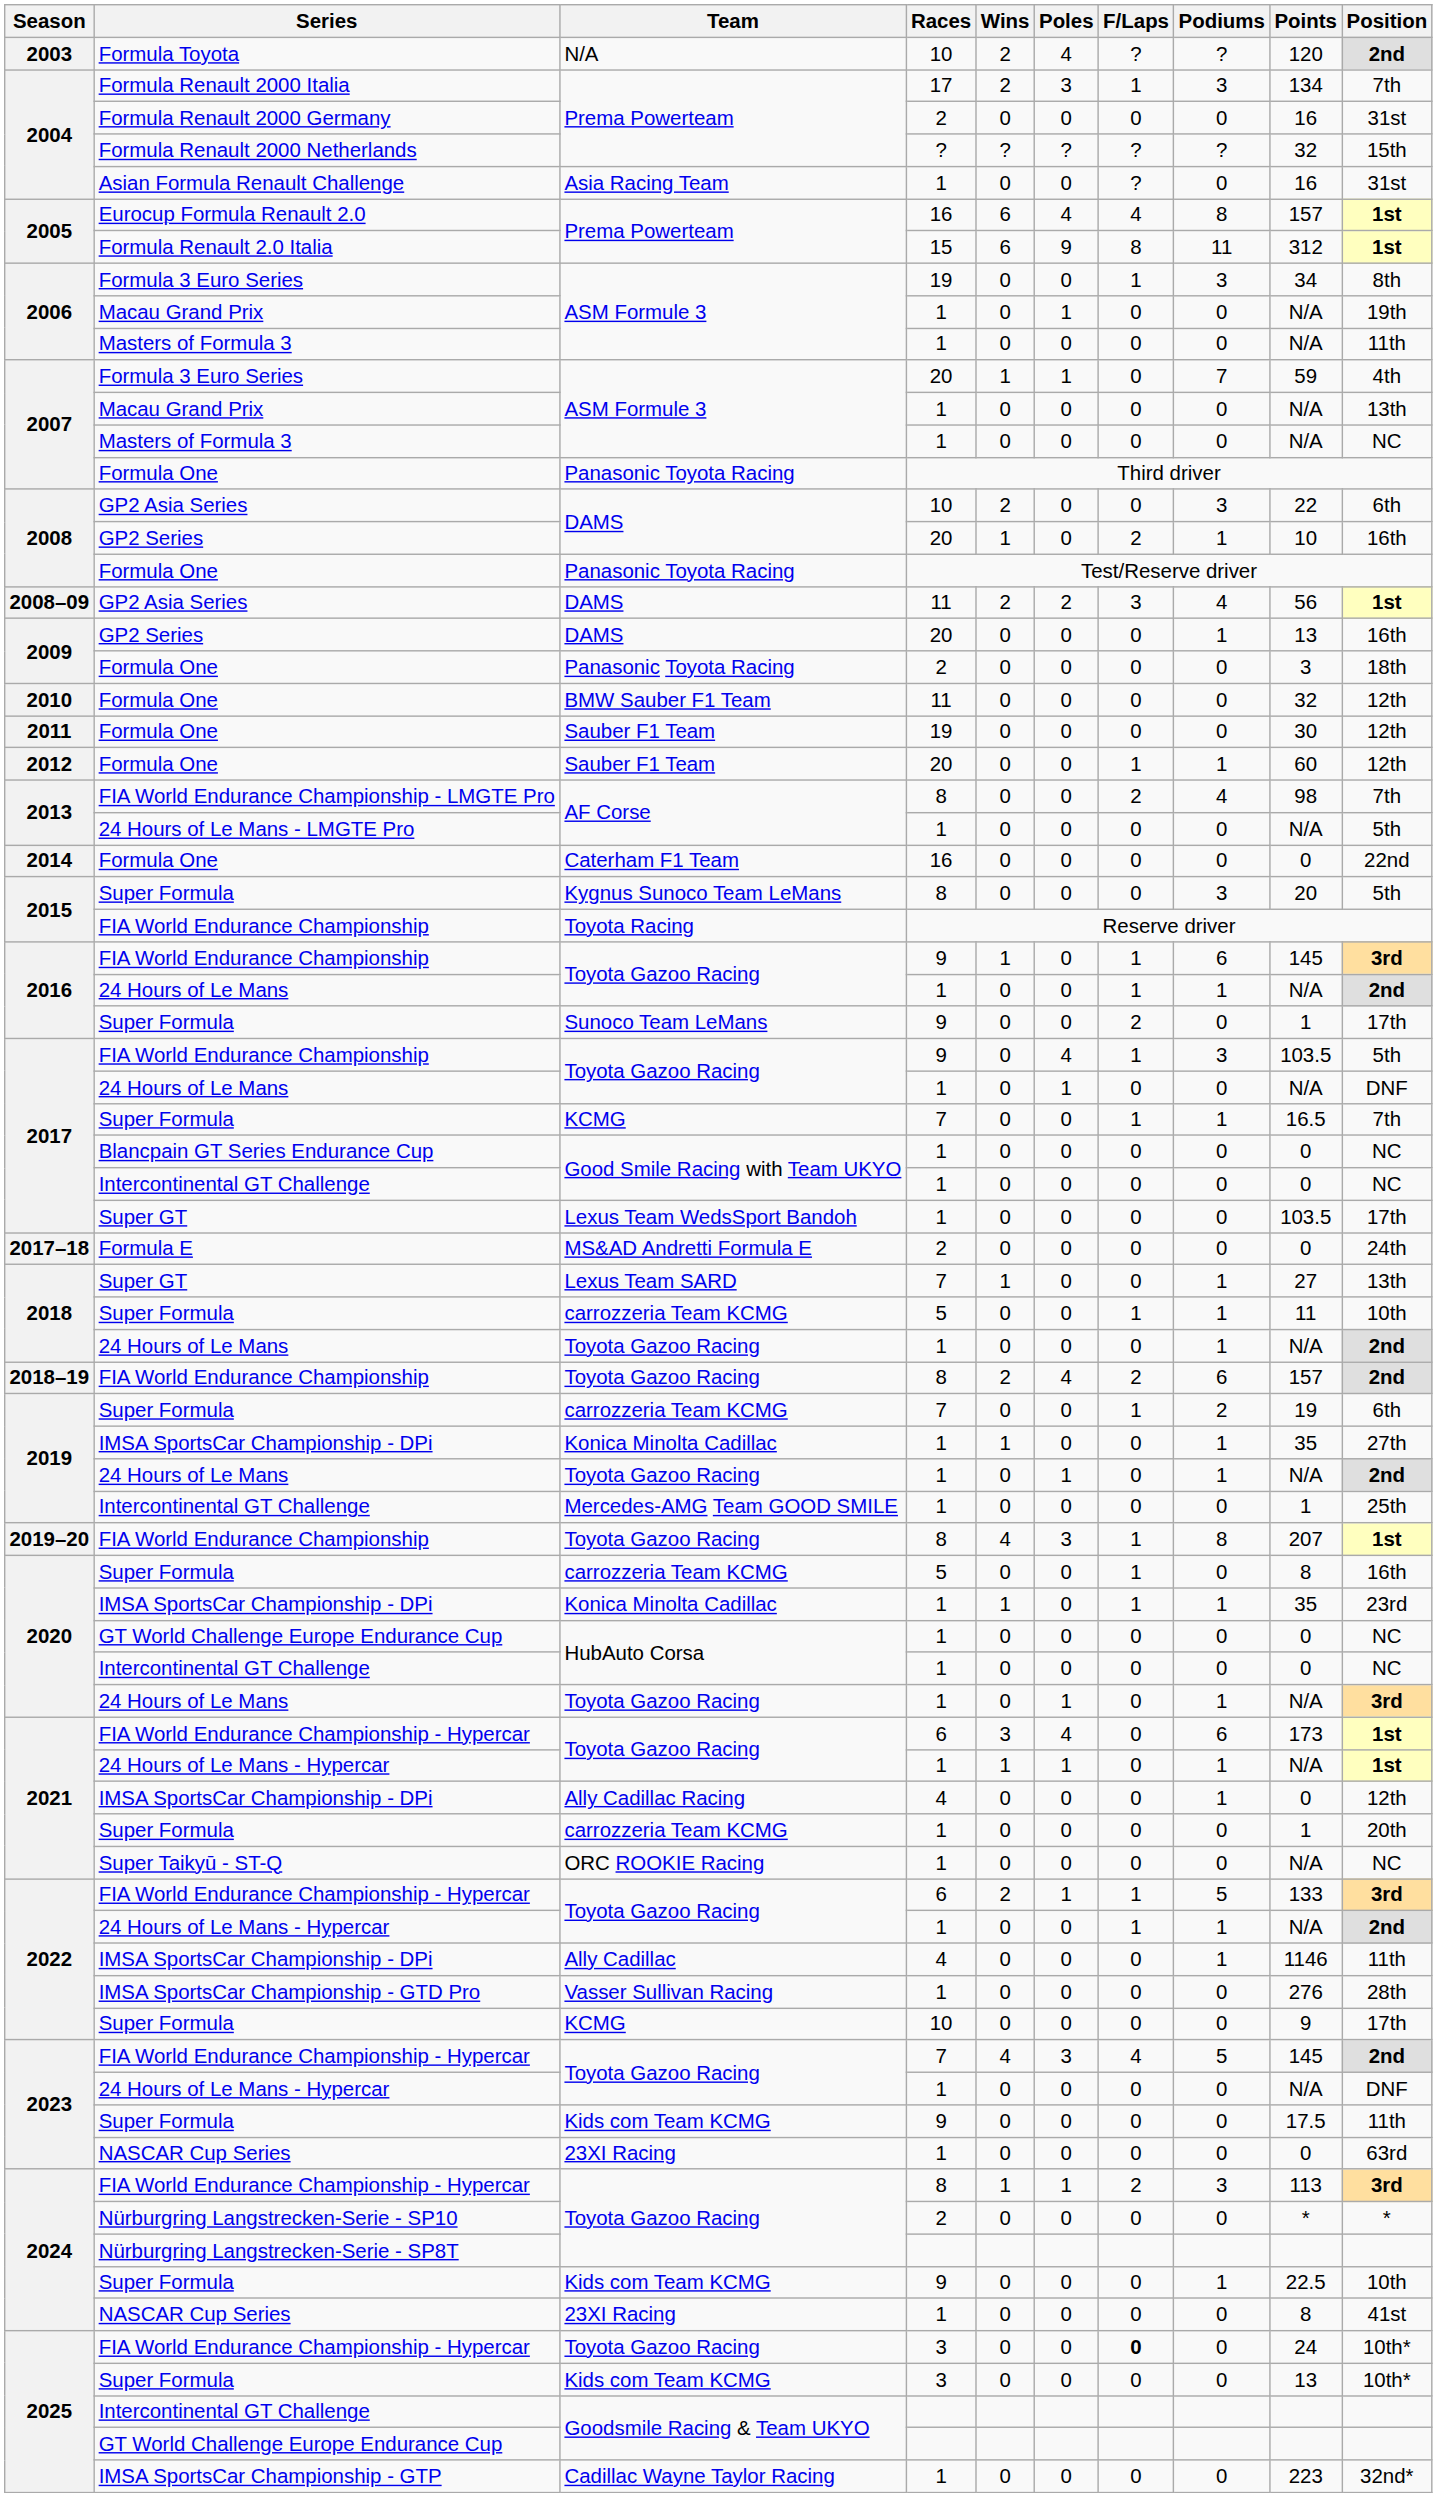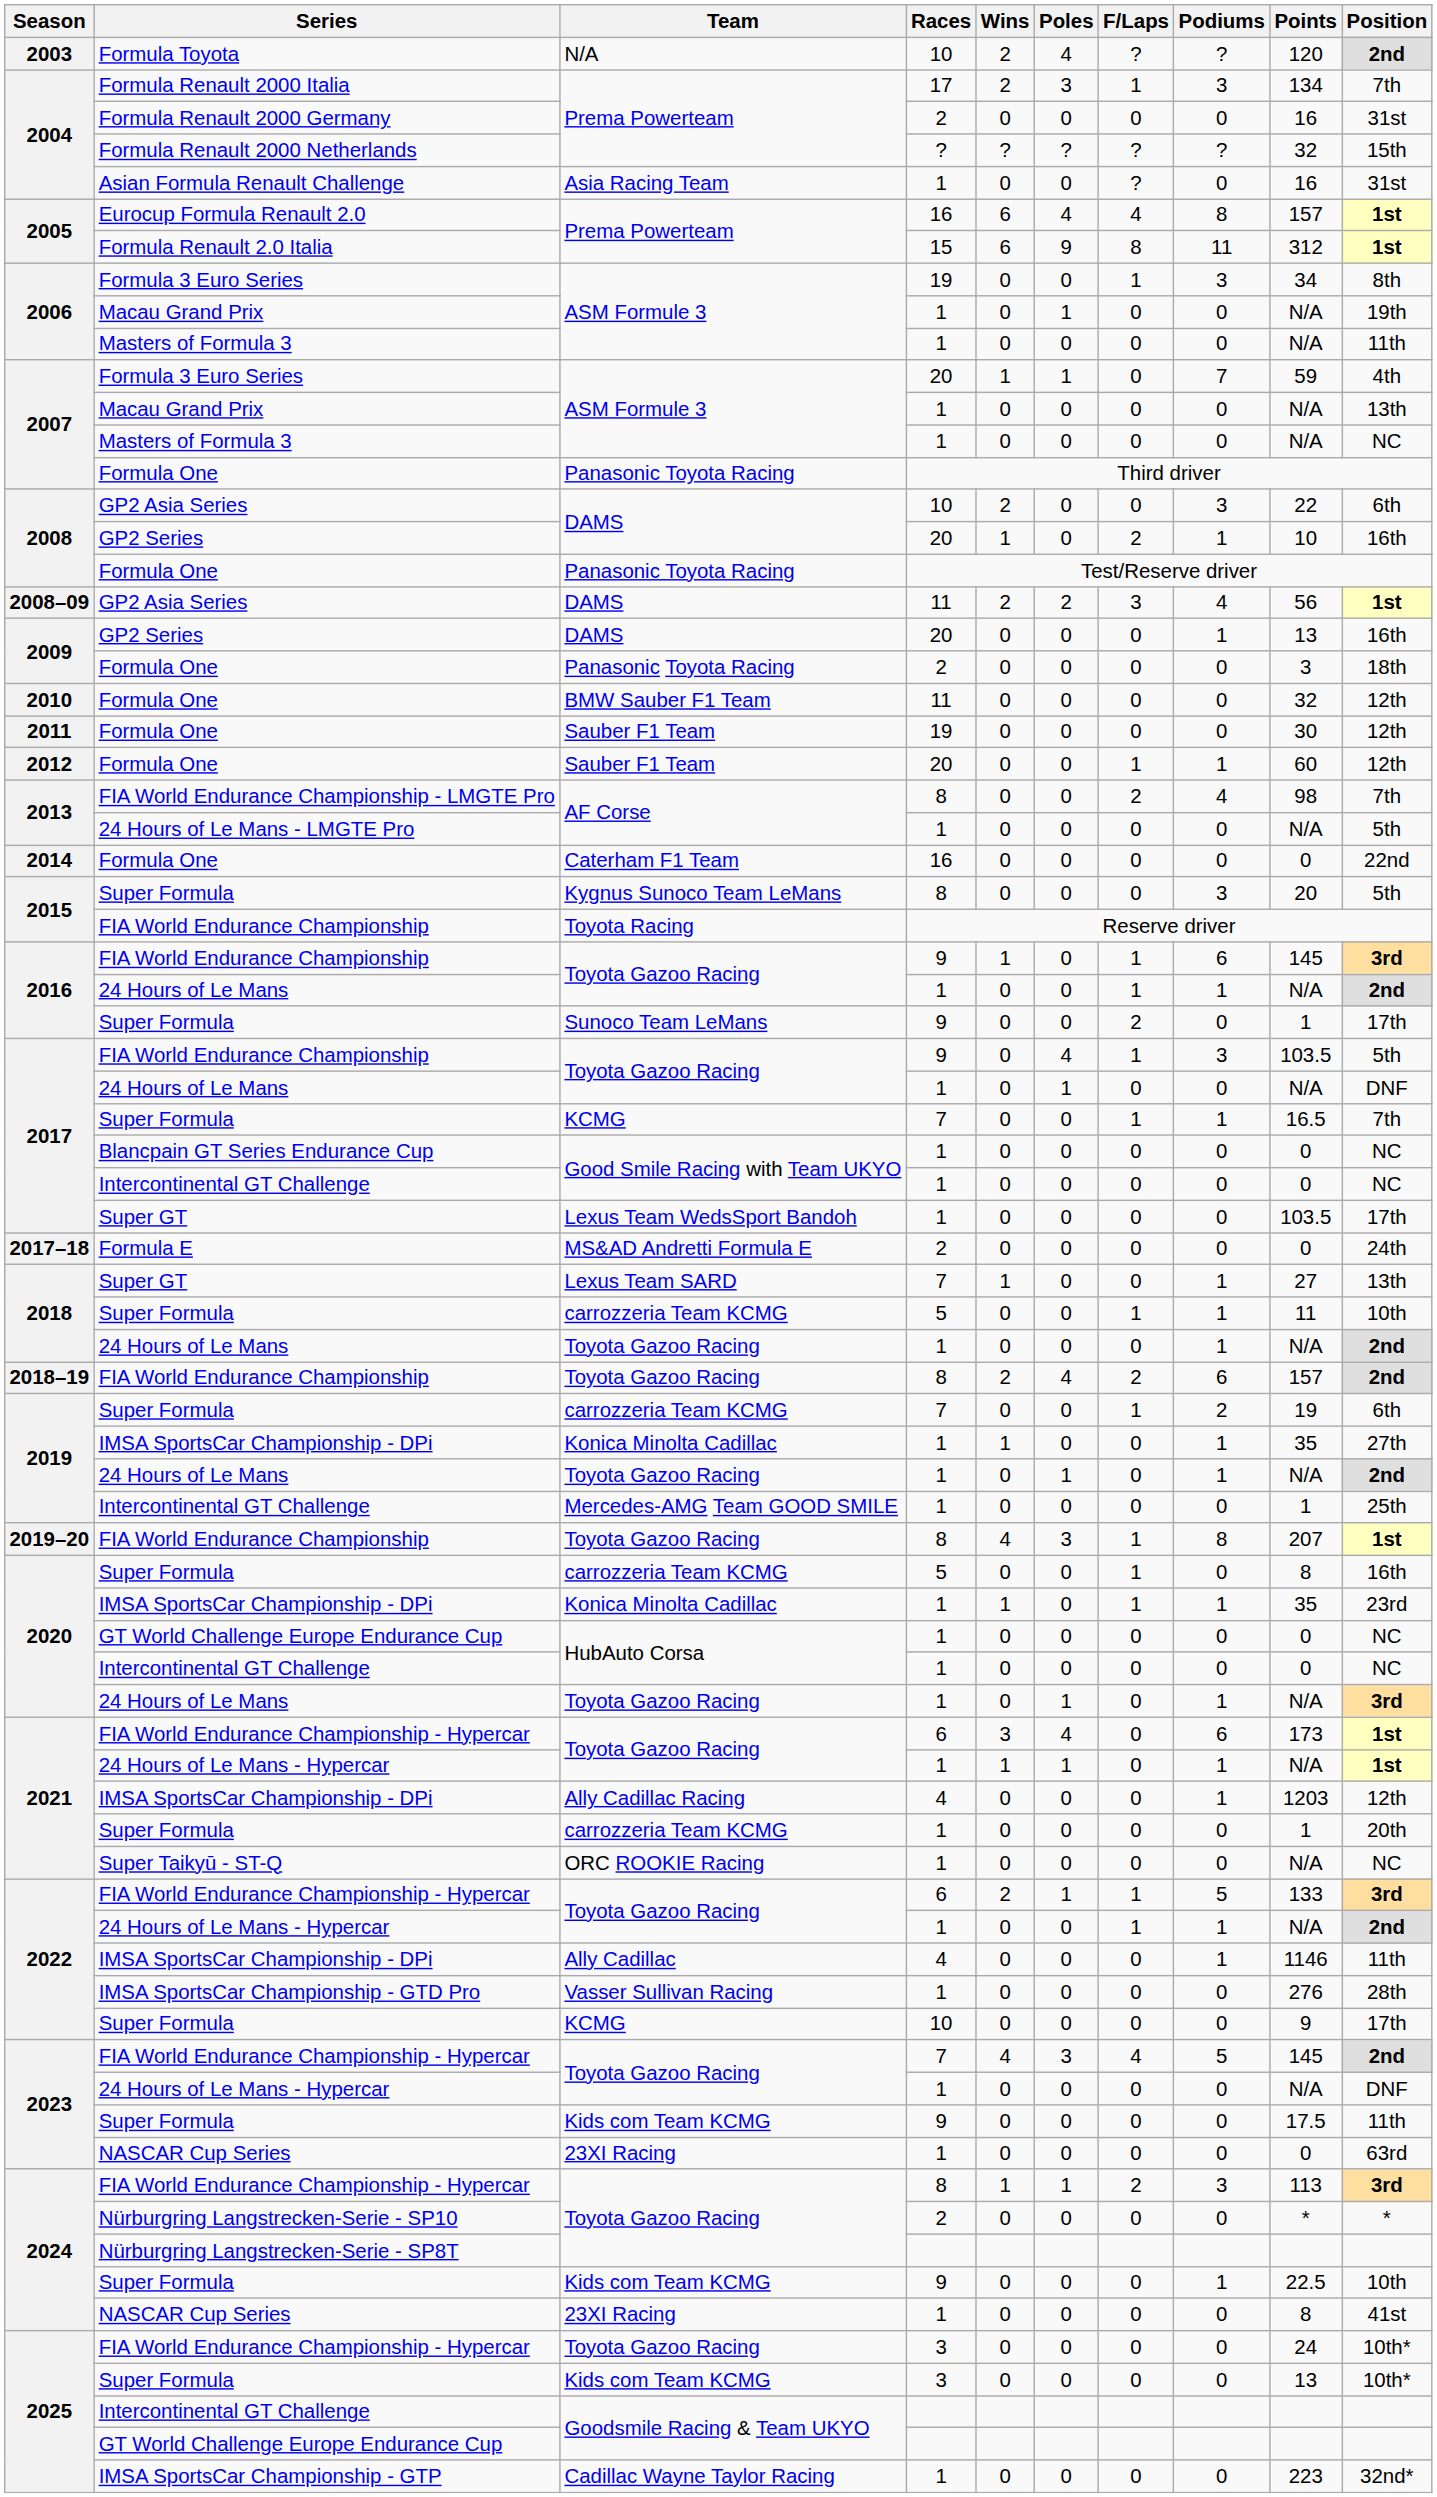(1306, 1798) 0 -> (1306, 1798) 1203
(1136, 2347) bold -> (1136, 2347) normal
